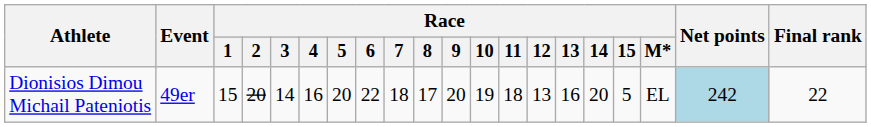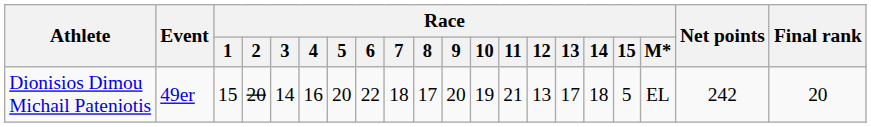(513, 94) 18 -> (513, 94) 21
(570, 94) 16 -> (570, 94) 17
(599, 94) 20 -> (599, 94) 18
(722, 94) lightblue background -> (722, 94) no background
(818, 94) 22 -> (818, 94) 20
